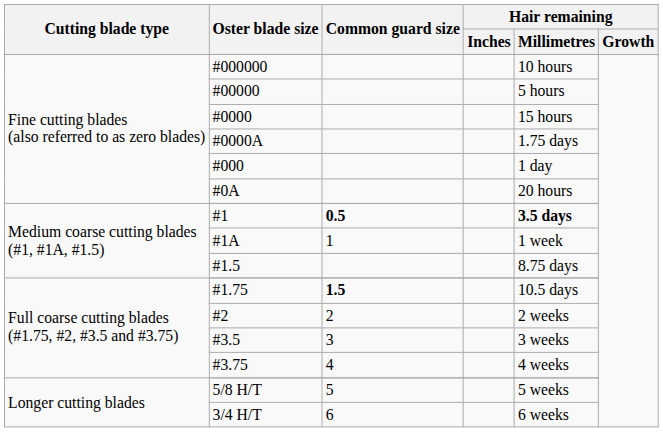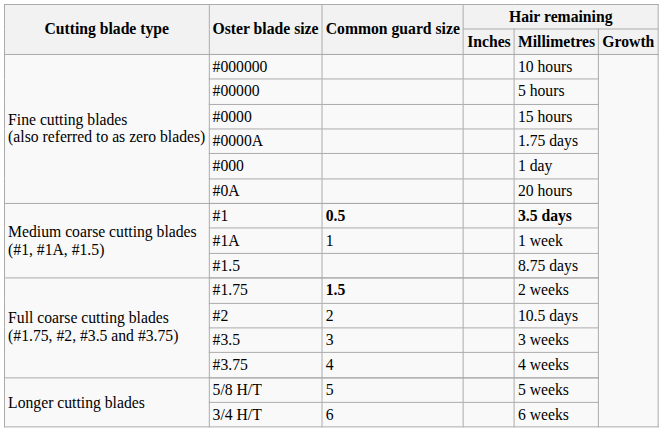(548, 290) 10.5 days -> (543, 290) 2 weeks
(543, 315) 2 weeks -> (548, 315) 10.5 days
